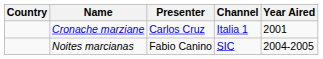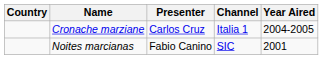(275, 29) 2001 -> (289, 29) 2004-2005
(289, 46) 2004-2005 -> (275, 46) 2001
